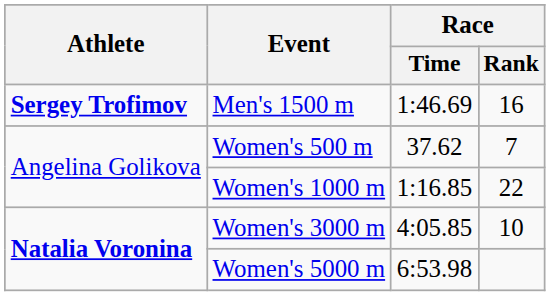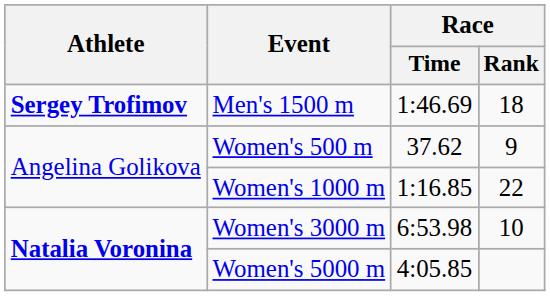(511, 105) 16 -> (511, 105) 18
(511, 146) 7 -> (511, 146) 9
(434, 228) 4:05.85 -> (434, 228) 6:53.98
(434, 269) 6:53.98 -> (434, 269) 4:05.85
